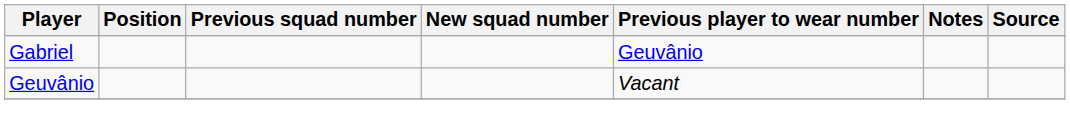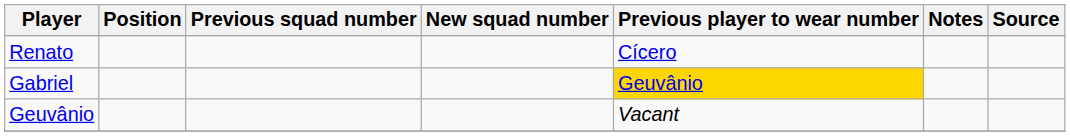+ row: (41, 51)
(660, 51) no background -> (660, 83) gold background
